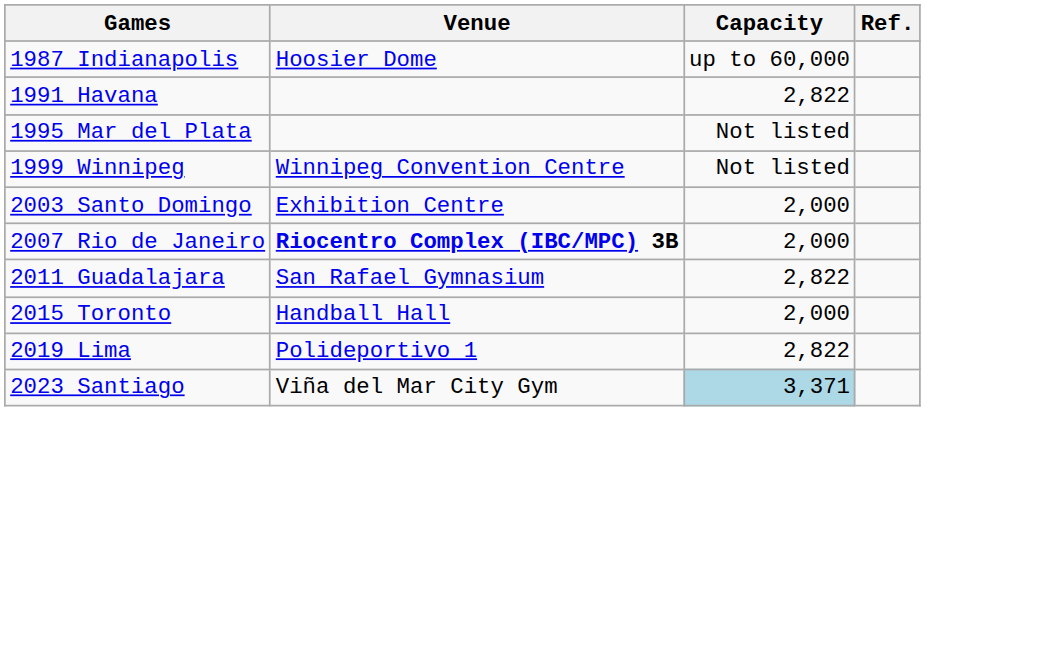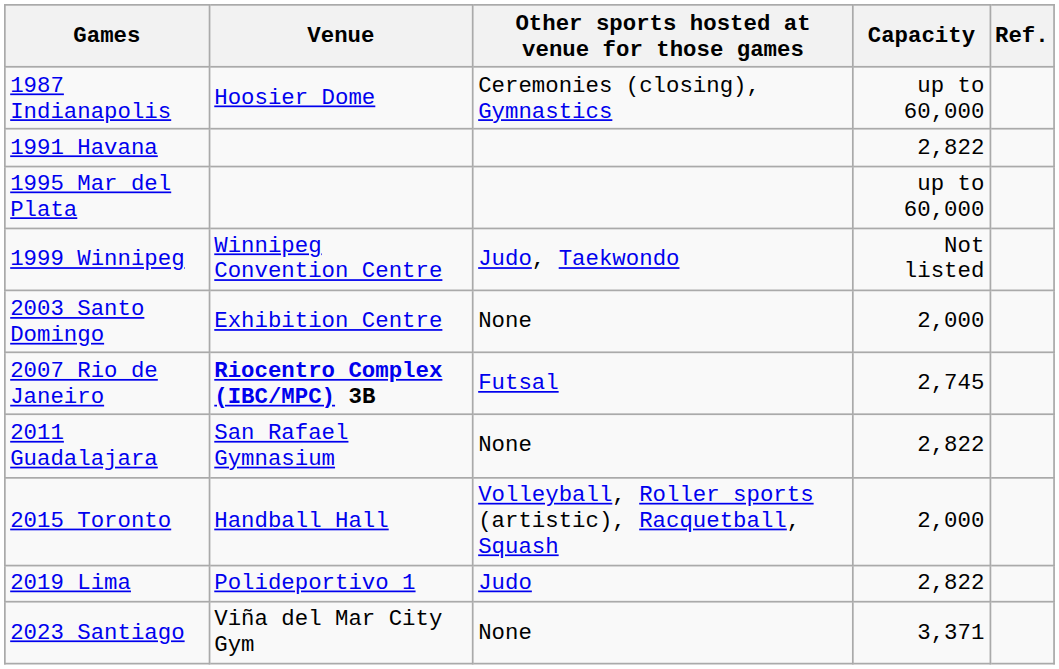+ column: (663, 36)
(783, 132) Not listed -> (944, 197) up to 60,000
(816, 242) 2,000 -> (951, 384) 2,745
(816, 388) lightblue background -> (951, 633) no background
